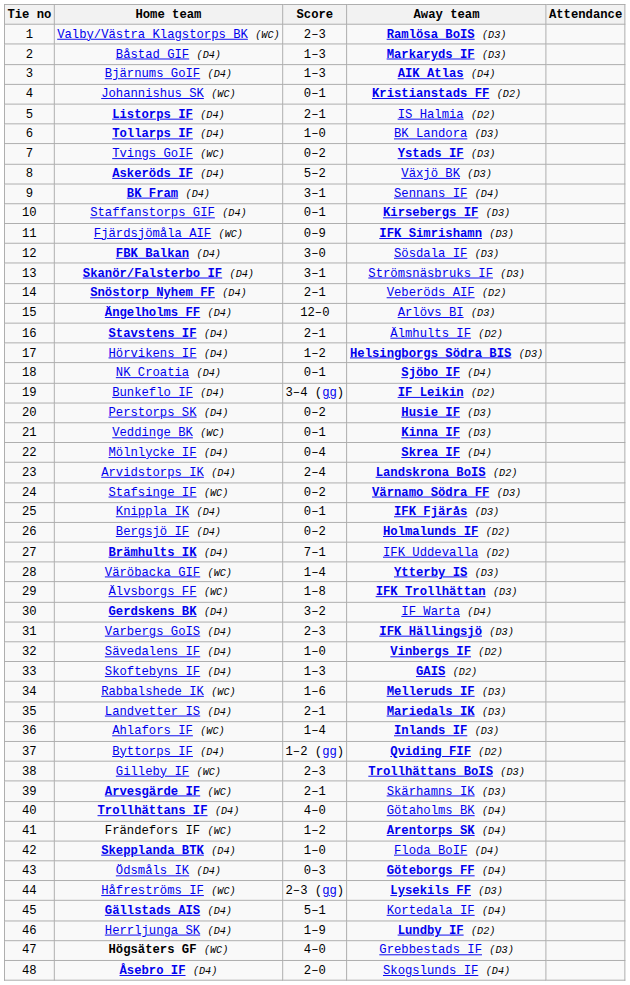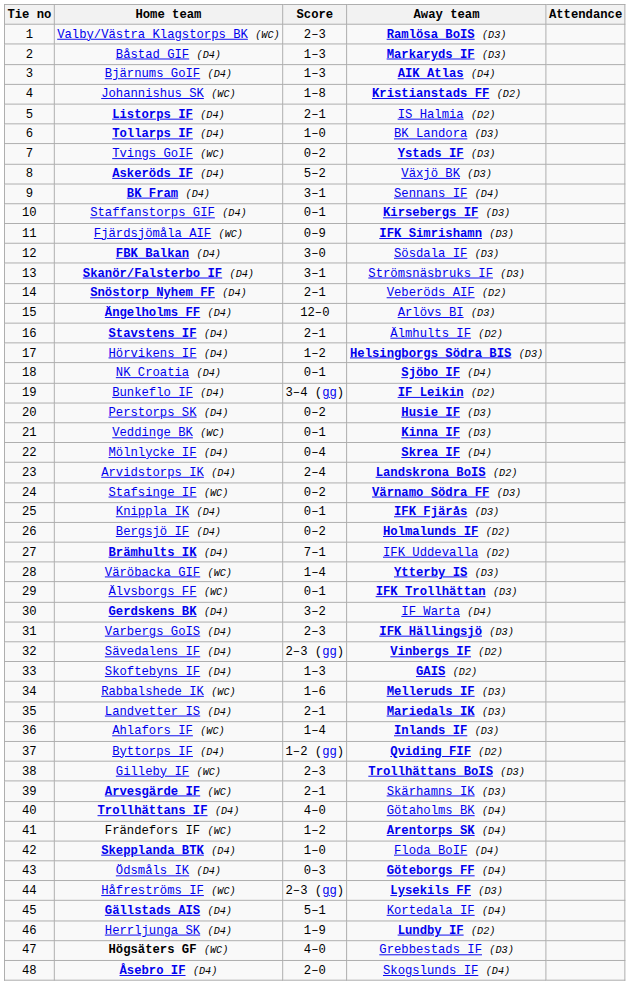(315, 94) 0–1 -> (315, 94) 1–8
(315, 592) 1–8 -> (315, 592) 0–1
(315, 652) 1–0 -> (315, 652) 2–3 (gg)
